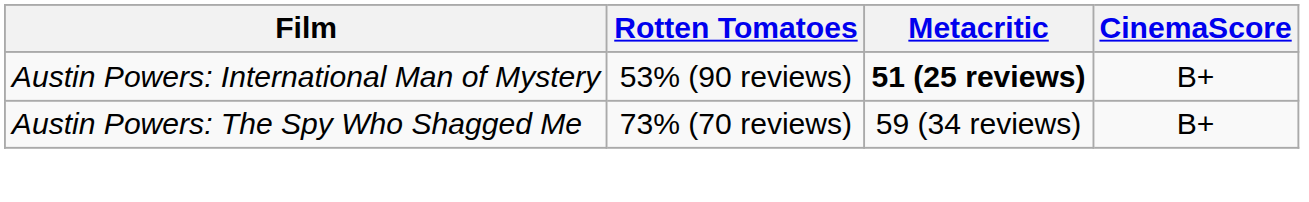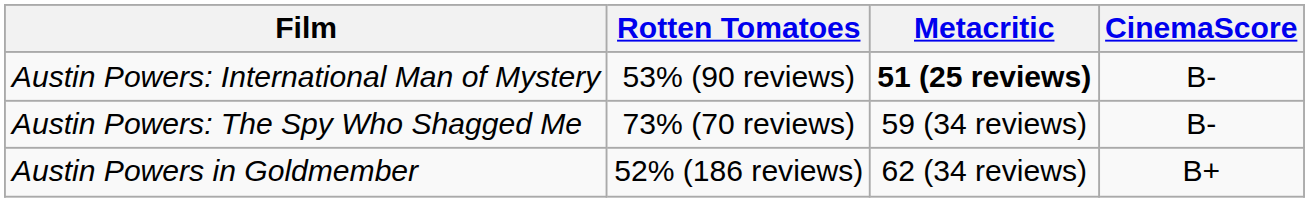(1196, 76) B+ -> (1201, 76) B-
(1196, 123) B+ -> (1201, 123) B-
+ row: (215, 171)
